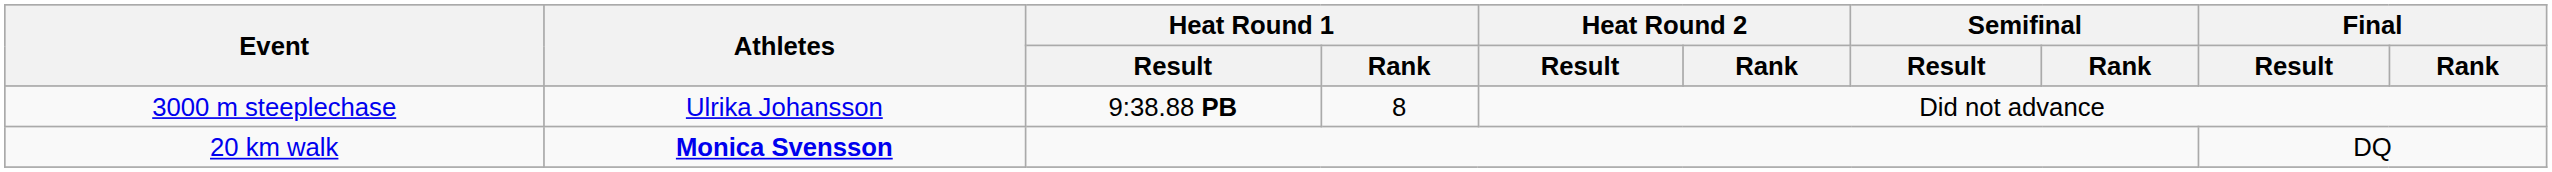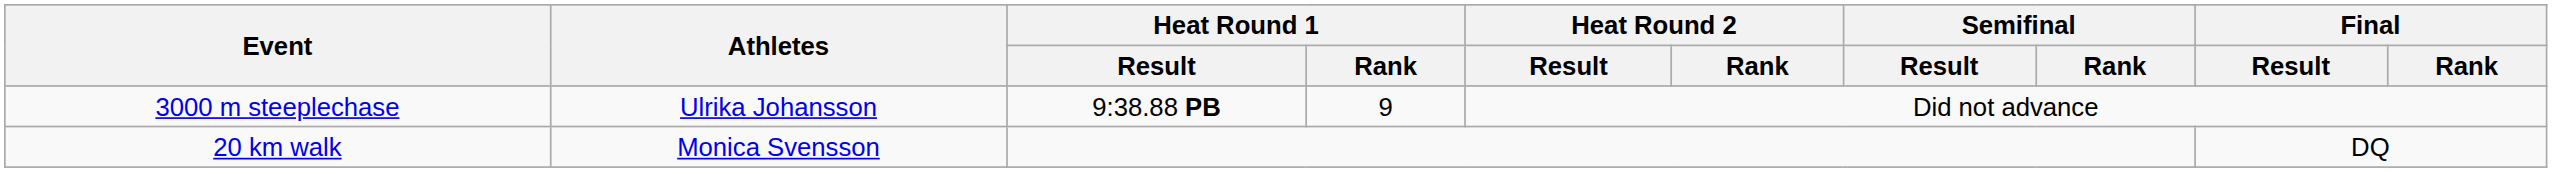(1399, 107) 8 -> (1386, 107) 9
(784, 147) bold -> (778, 147) normal
